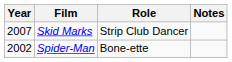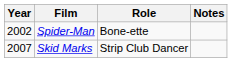rows swapped: (65, 31) <-> (66, 48)
